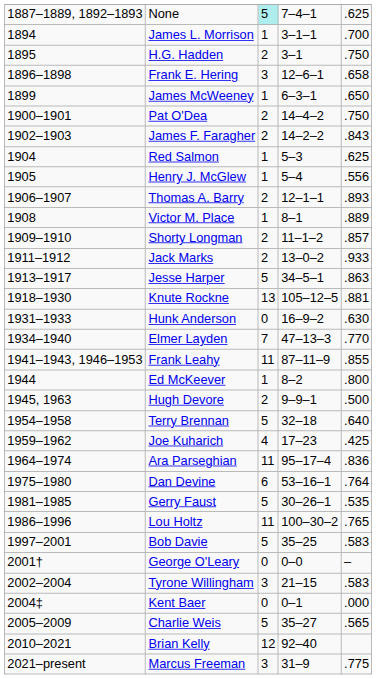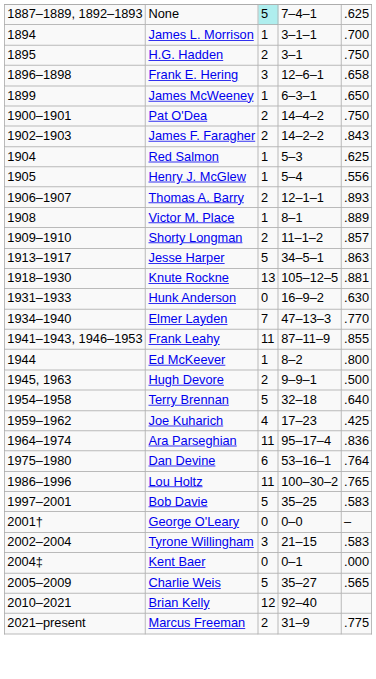- row: (181, 258)
- row: (182, 501)
(265, 664) 3 -> (265, 623) 2
